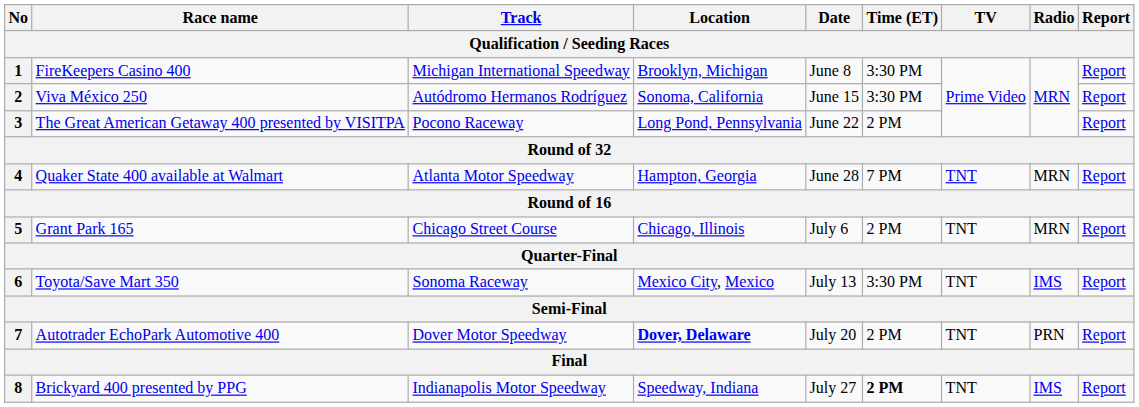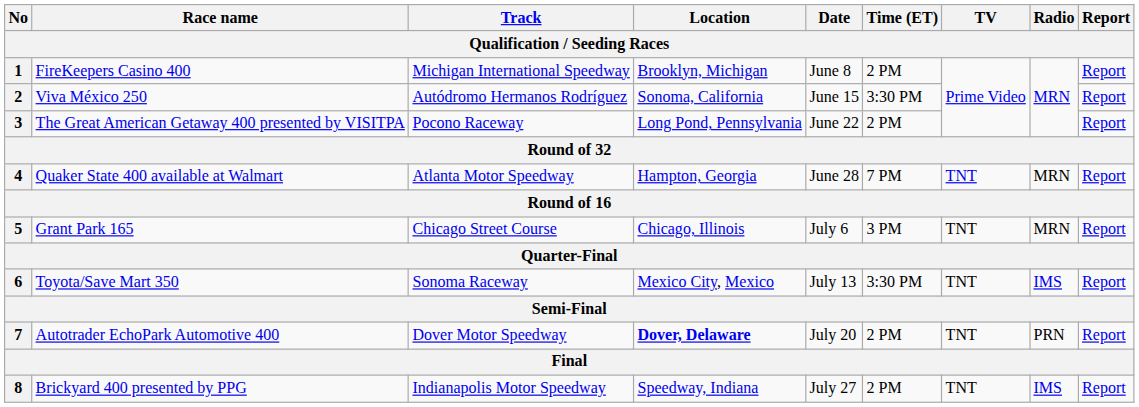(894, 70) 3:30 PM -> (884, 70) 2 PM
(884, 229) 2 PM -> (884, 229) 3 PM
(885, 387) bold -> (884, 387) normal
